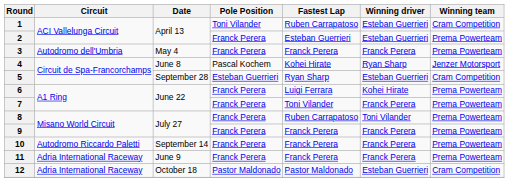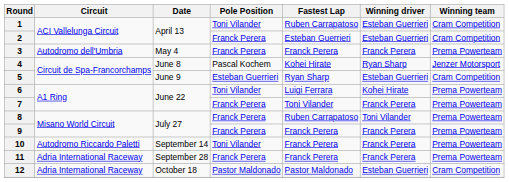(467, 37) Prema Powerteam -> (466, 37) Cram Competition
(182, 77) September 28 -> (168, 77) June 9
(239, 90) Franck Perera -> (236, 90) Toni Vilander
(239, 143) Franck Perera -> (236, 143) Toni Vilander
(168, 157) June 9 -> (182, 157) September 28
